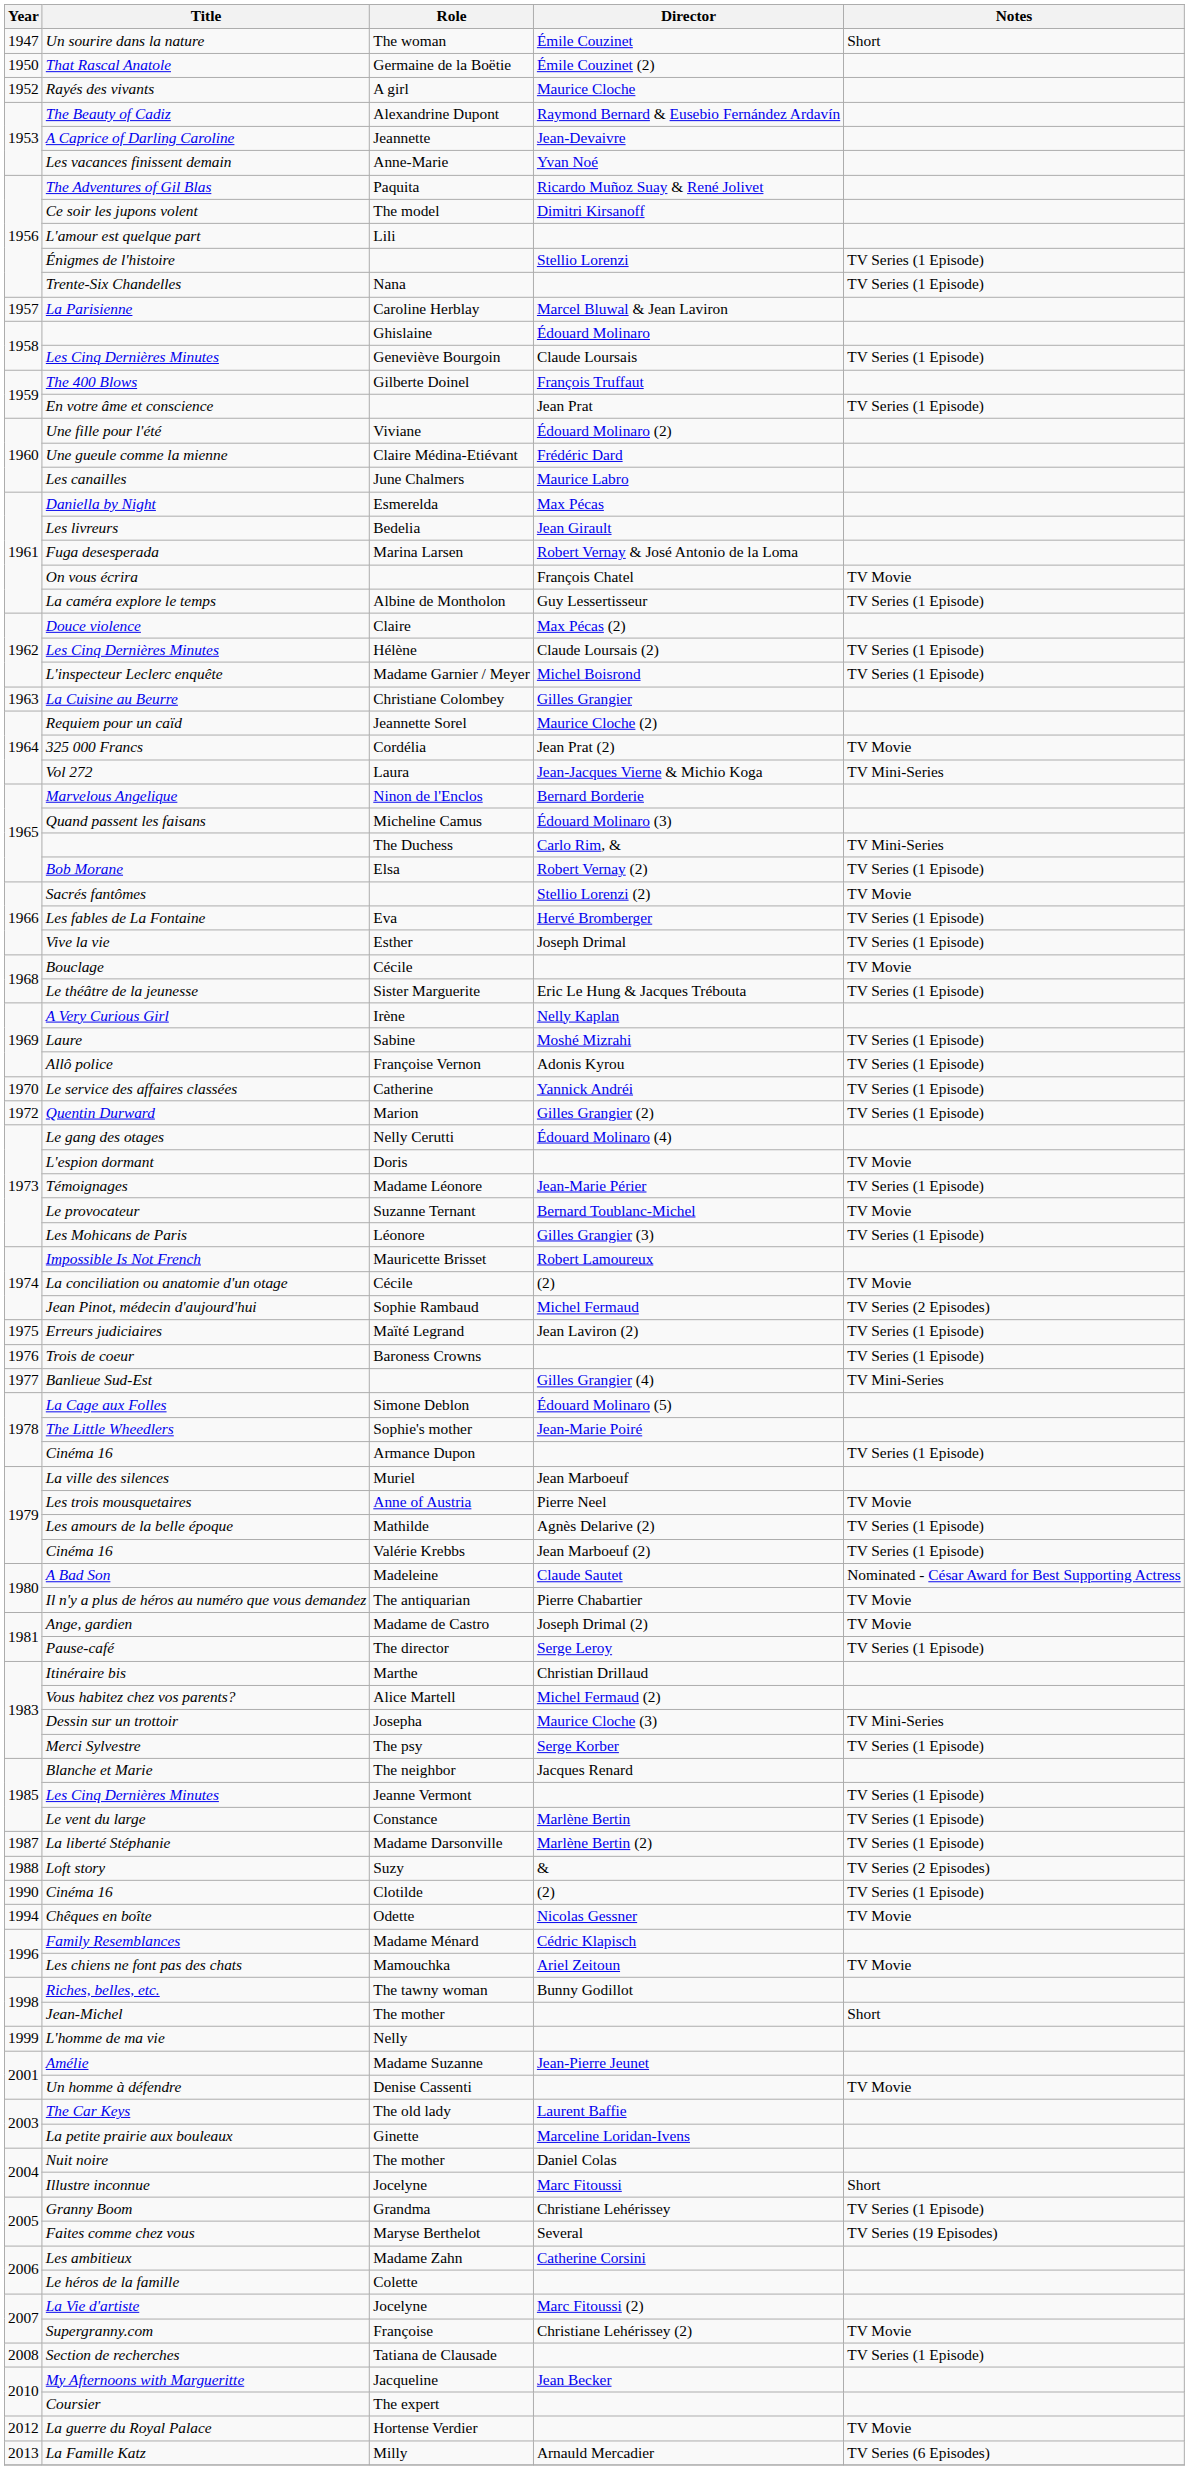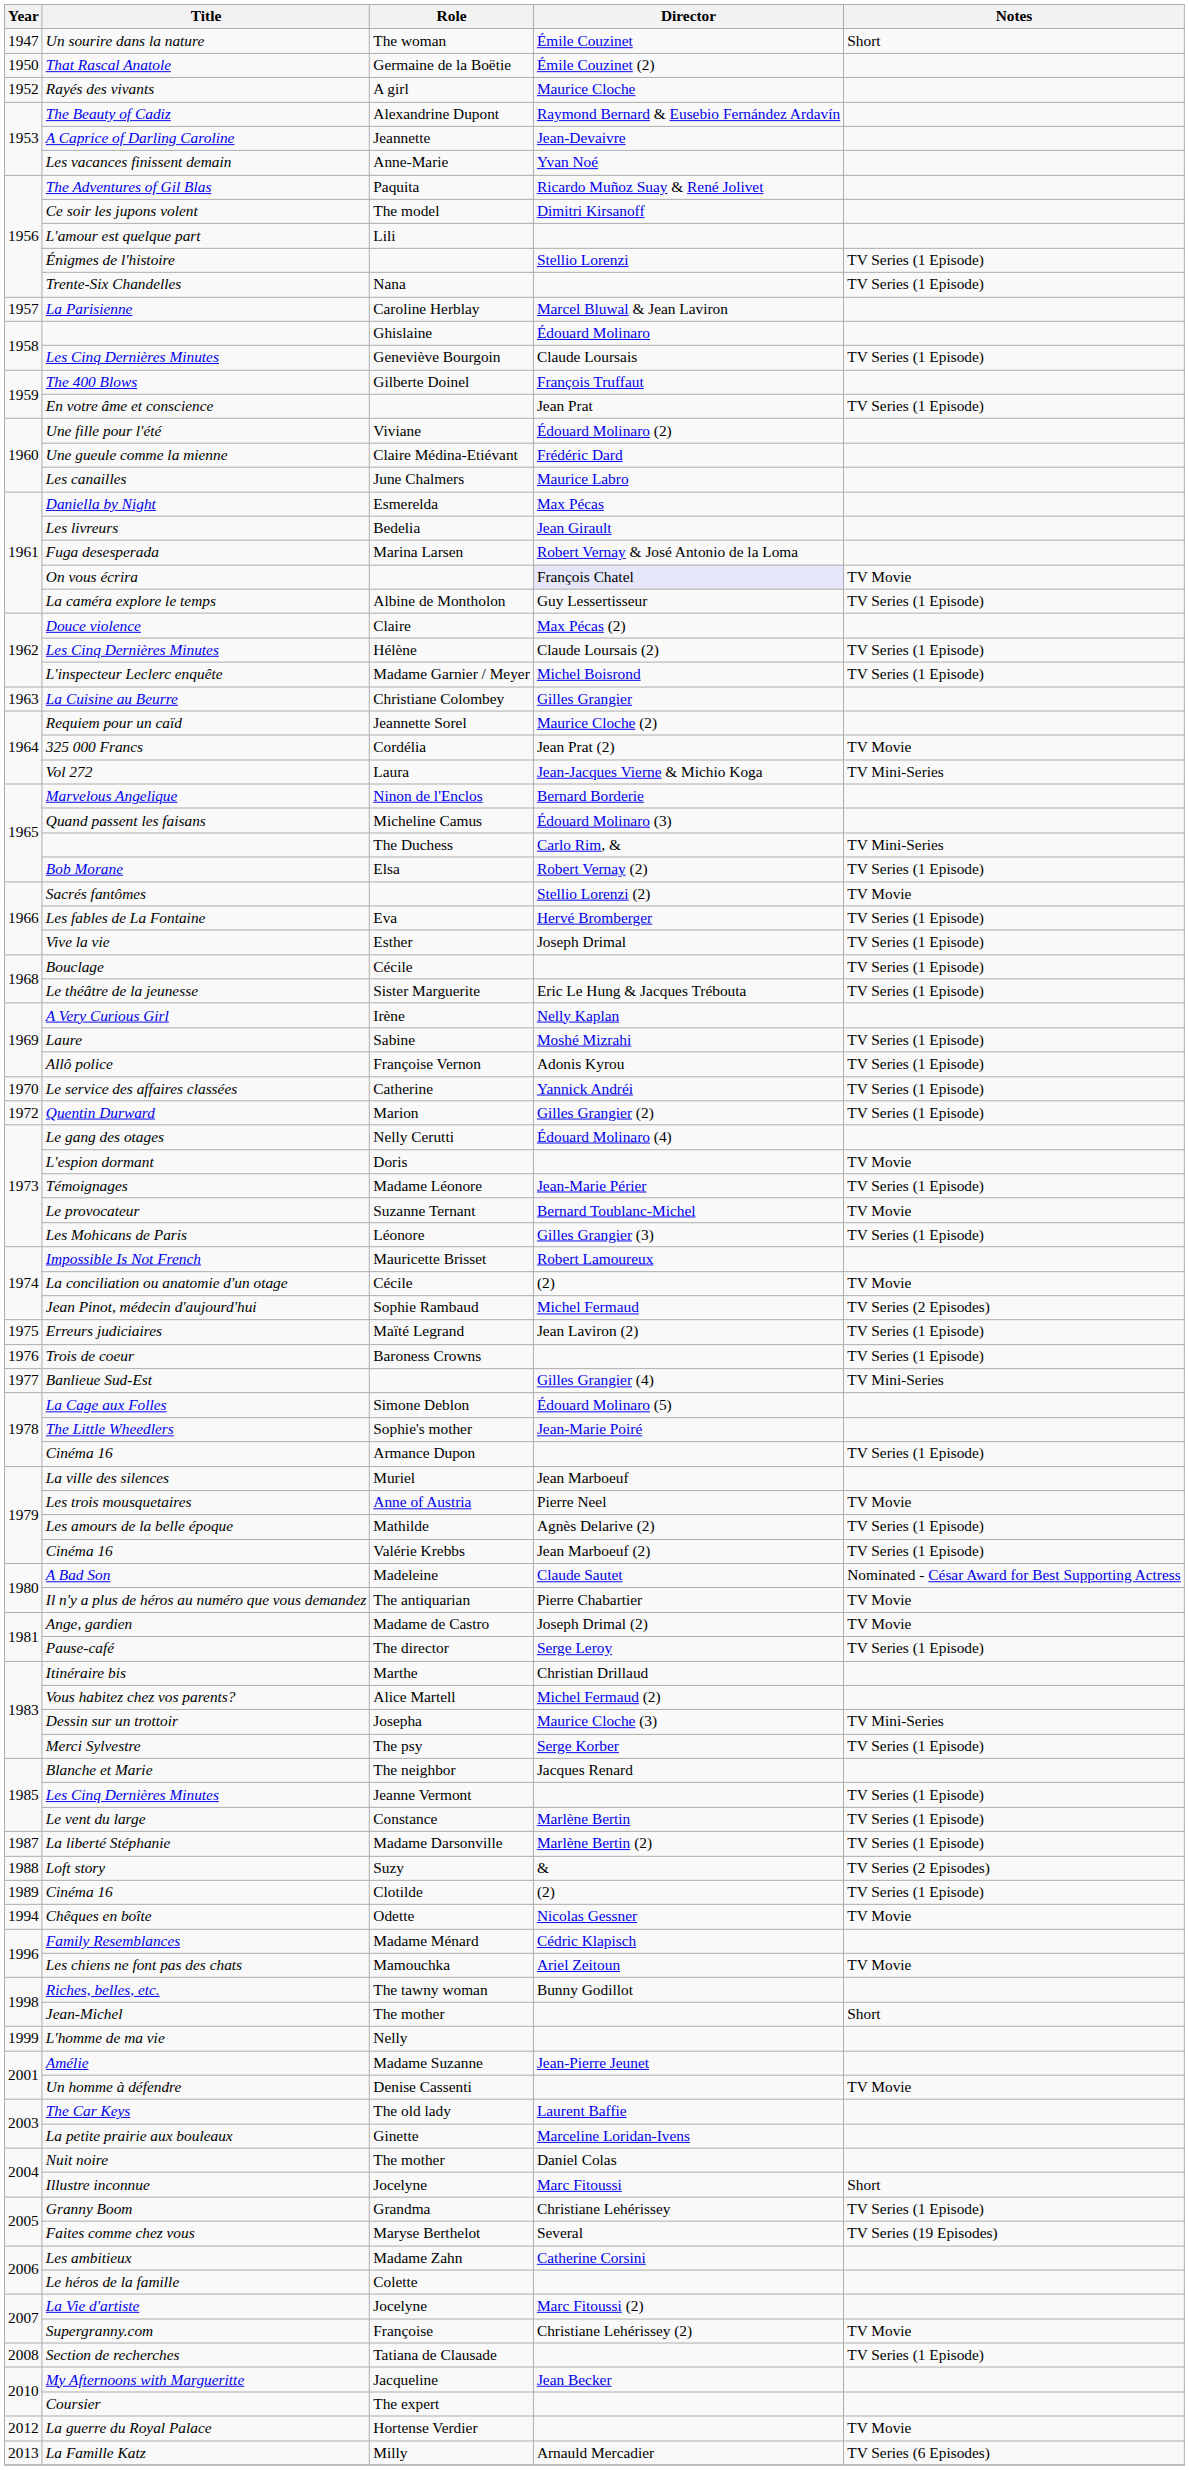(585, 576) no background -> (585, 576) lavender background
(879, 966) TV Movie -> (916, 966) TV Series (1 Episode)
(23, 1892) 1990 -> (23, 1892) 1989
